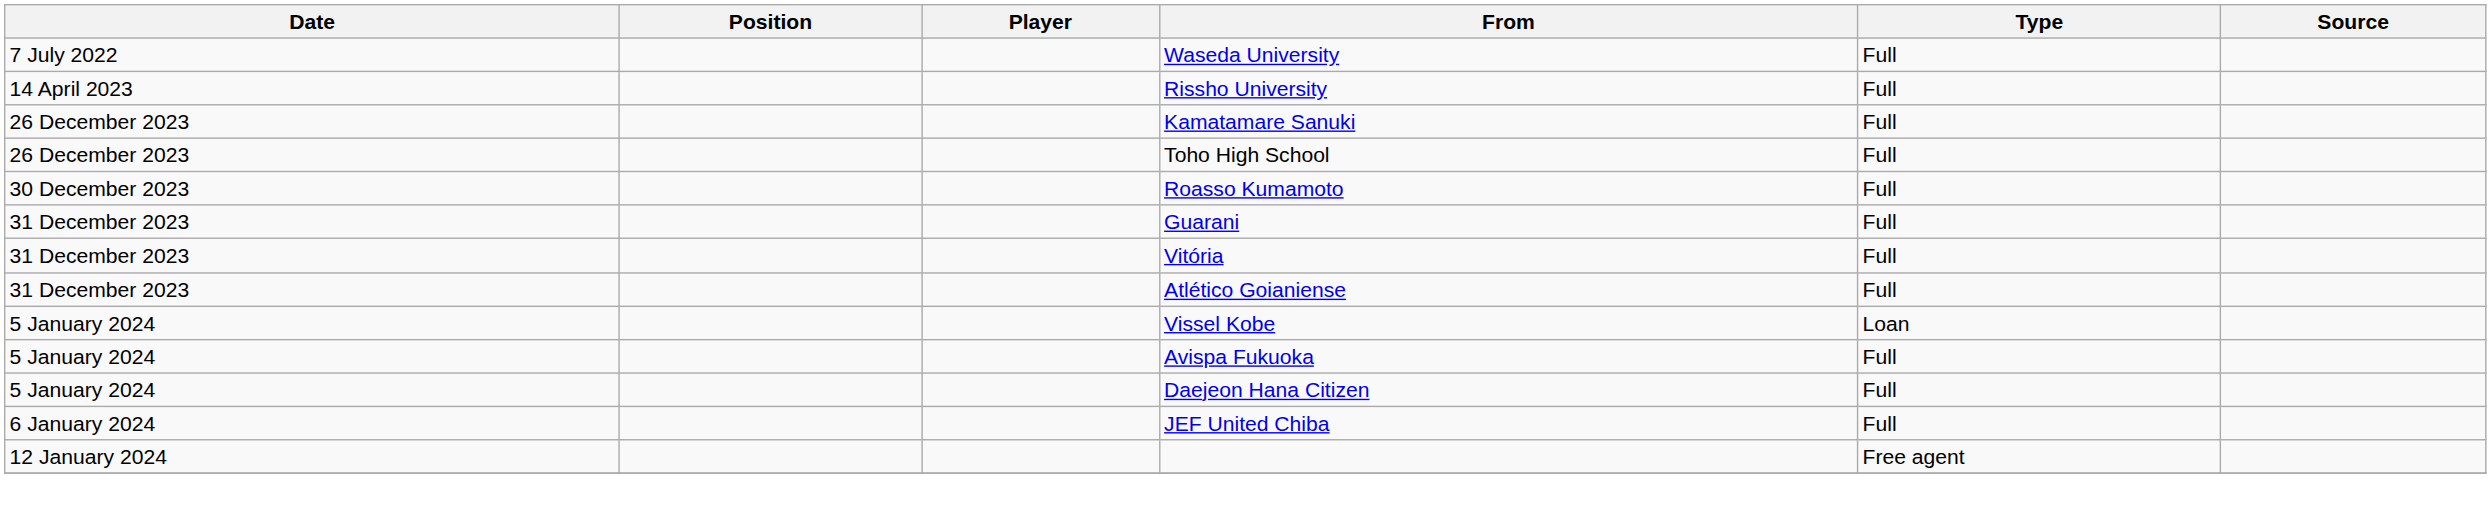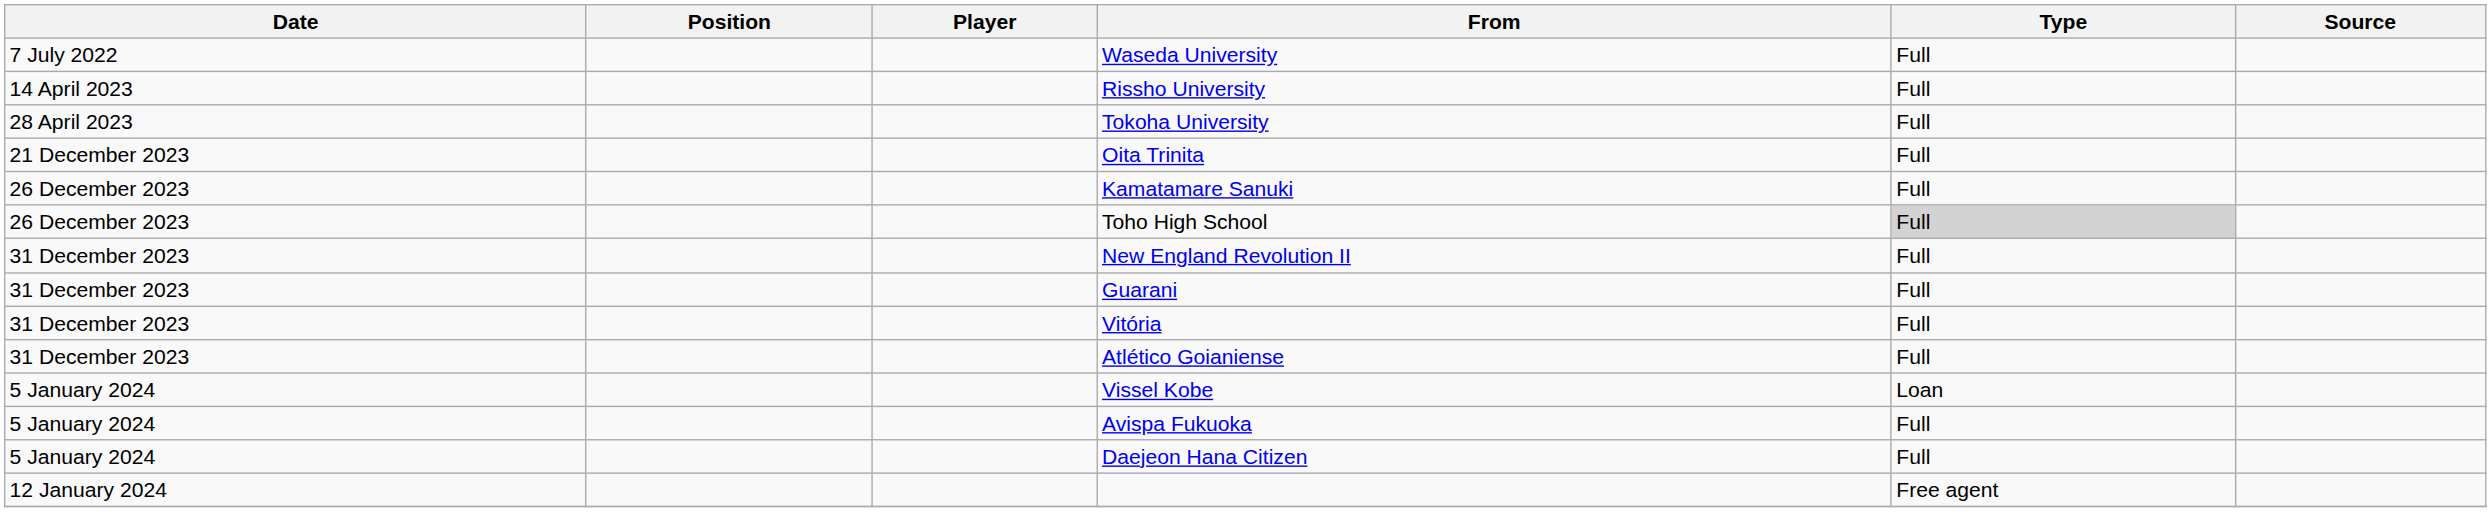+ row: (71, 122)
+ row: (99, 155)
(1880, 155) no background -> (1913, 222) lightgrey background
- row: (99, 189)
+ row: (99, 256)
- row: (82, 423)
